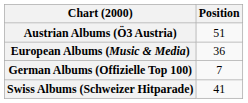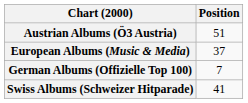(219, 51) 36 -> (219, 51) 37
